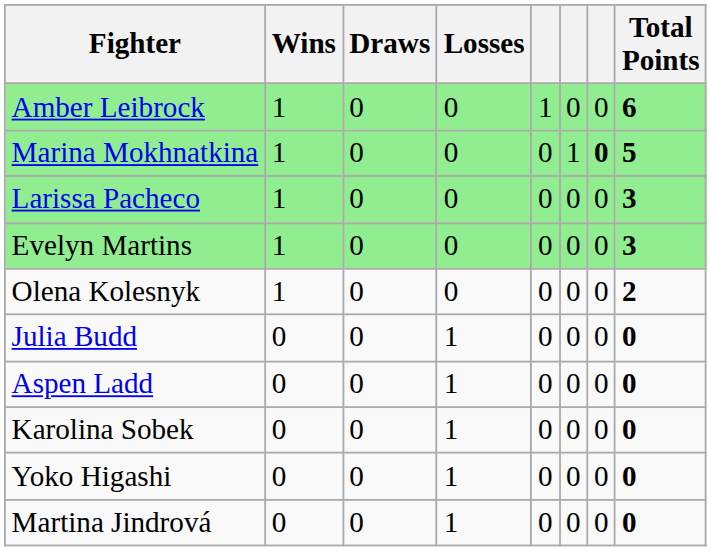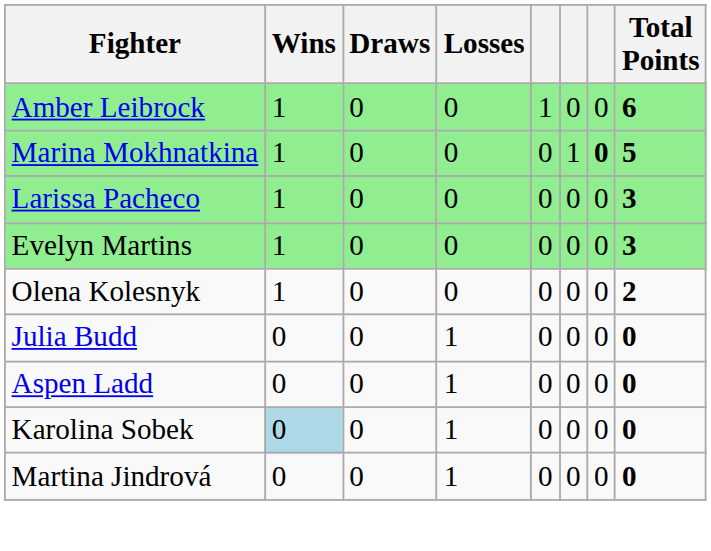(279, 429) no background -> (279, 429) lightblue background
- row: (91, 475)
